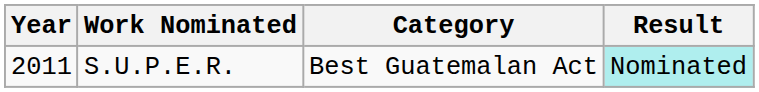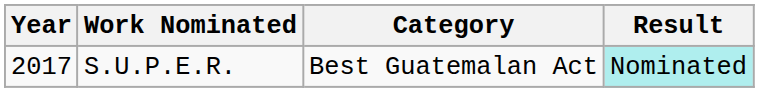(41, 67) 2011 -> (41, 67) 2017
